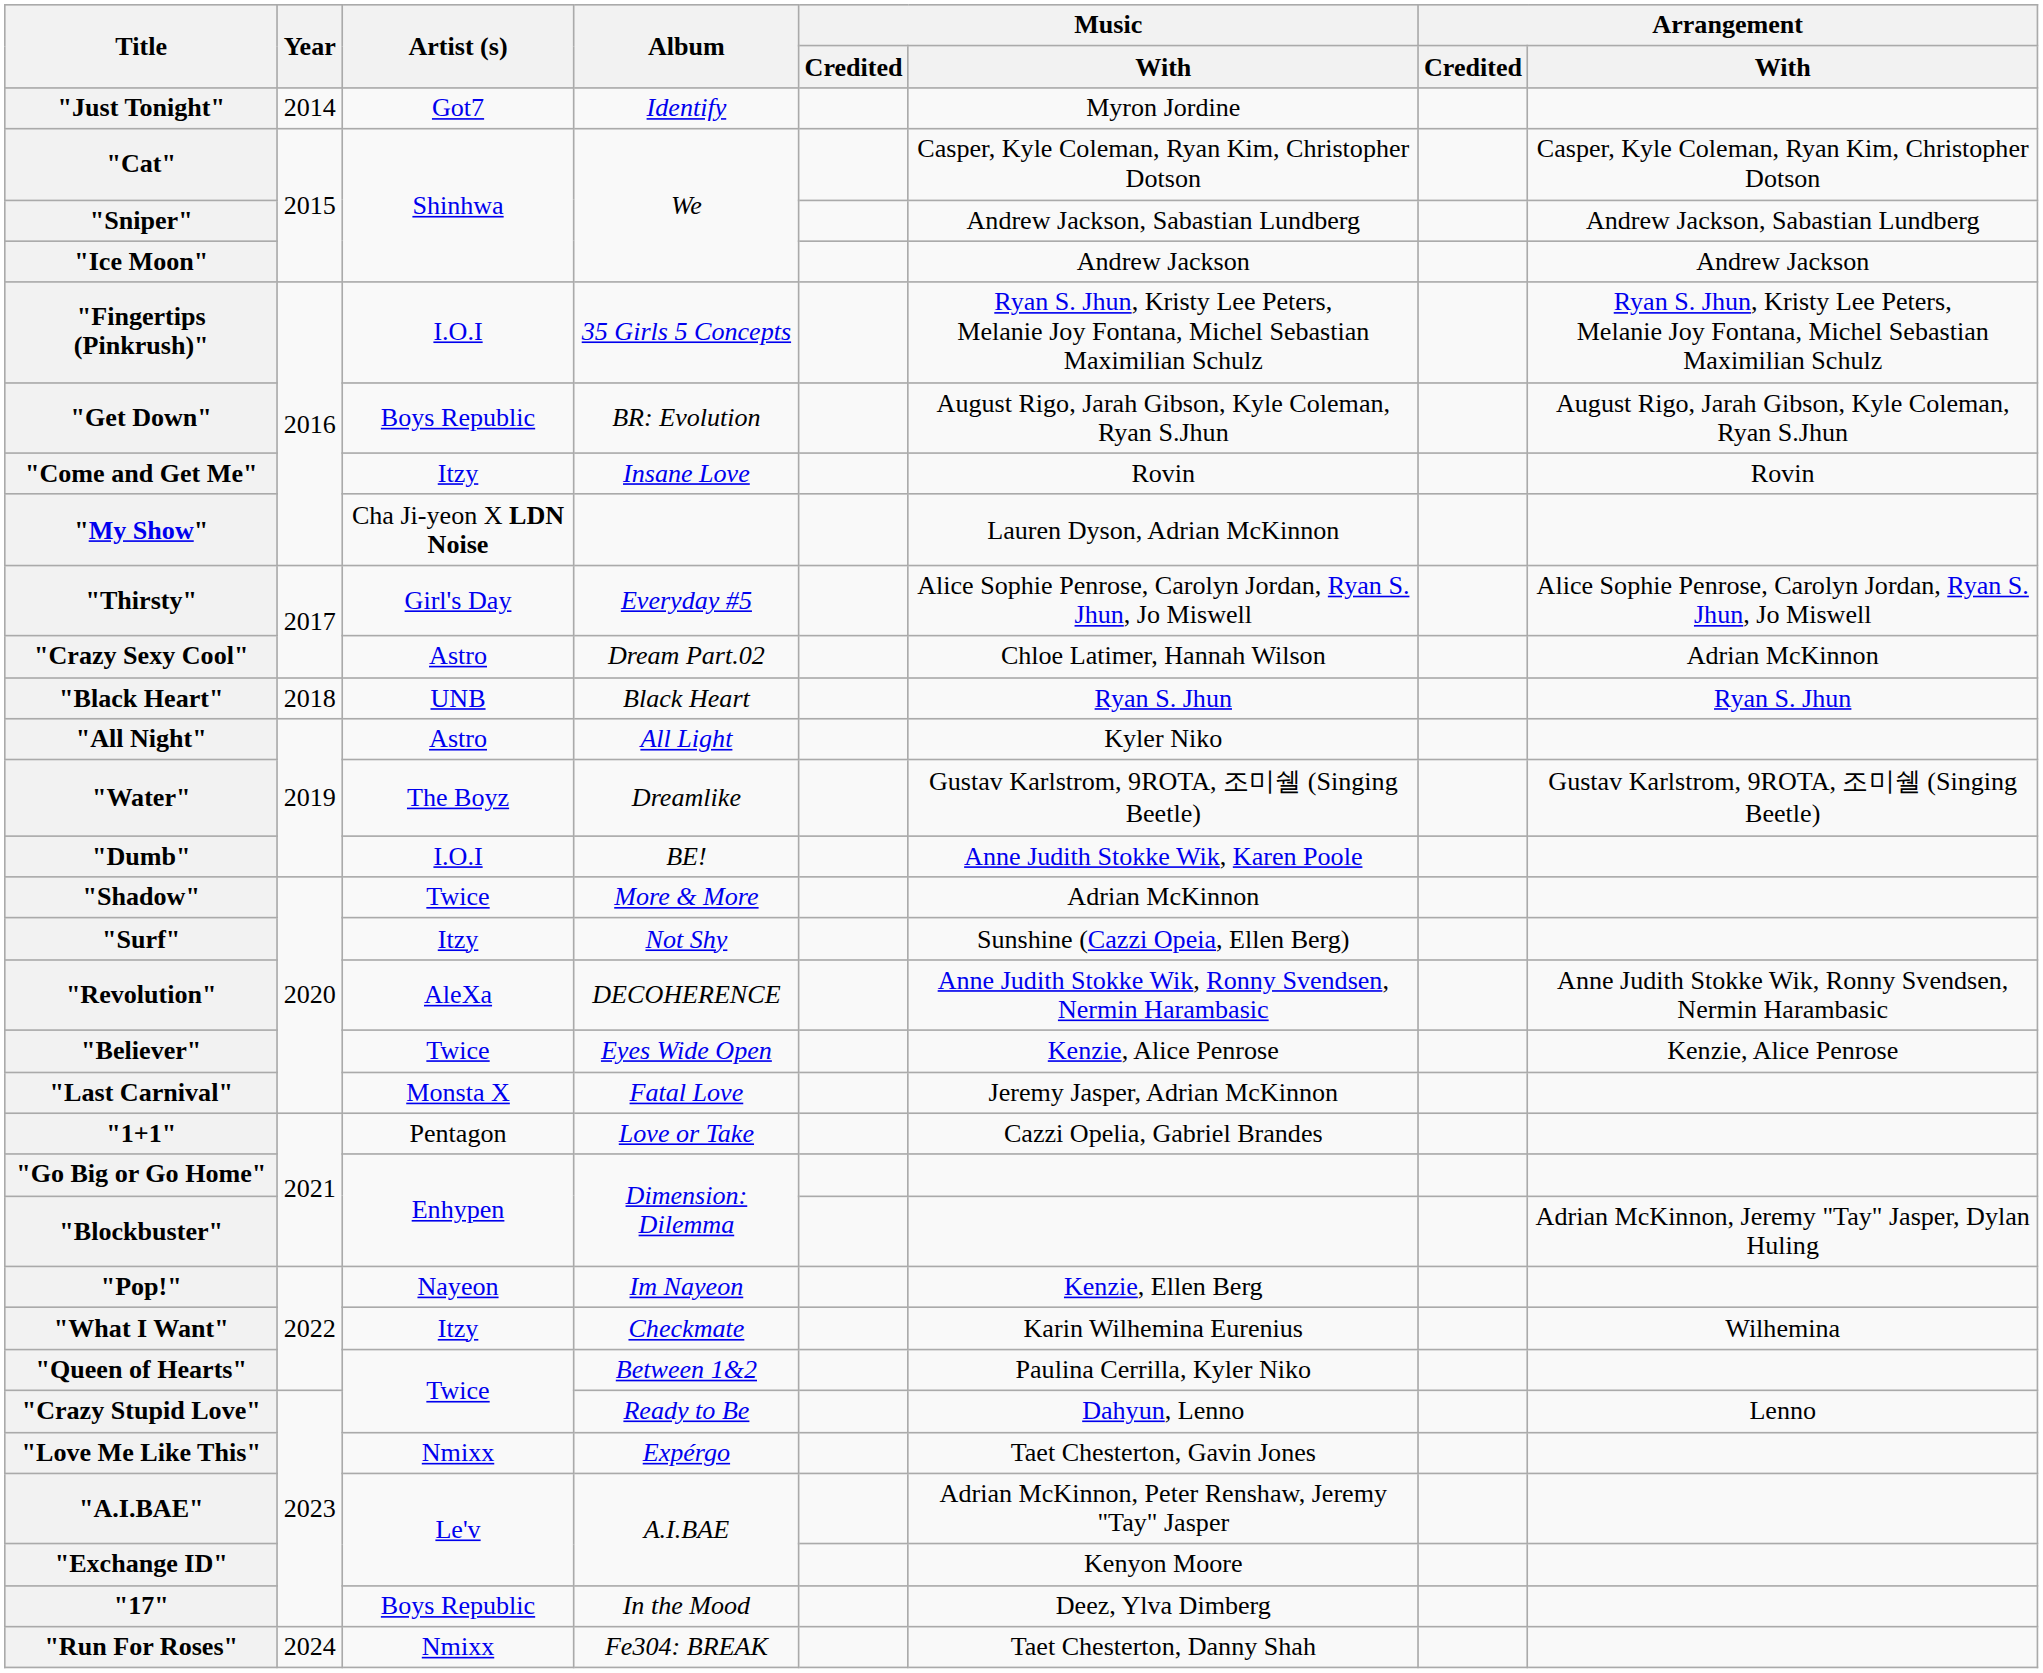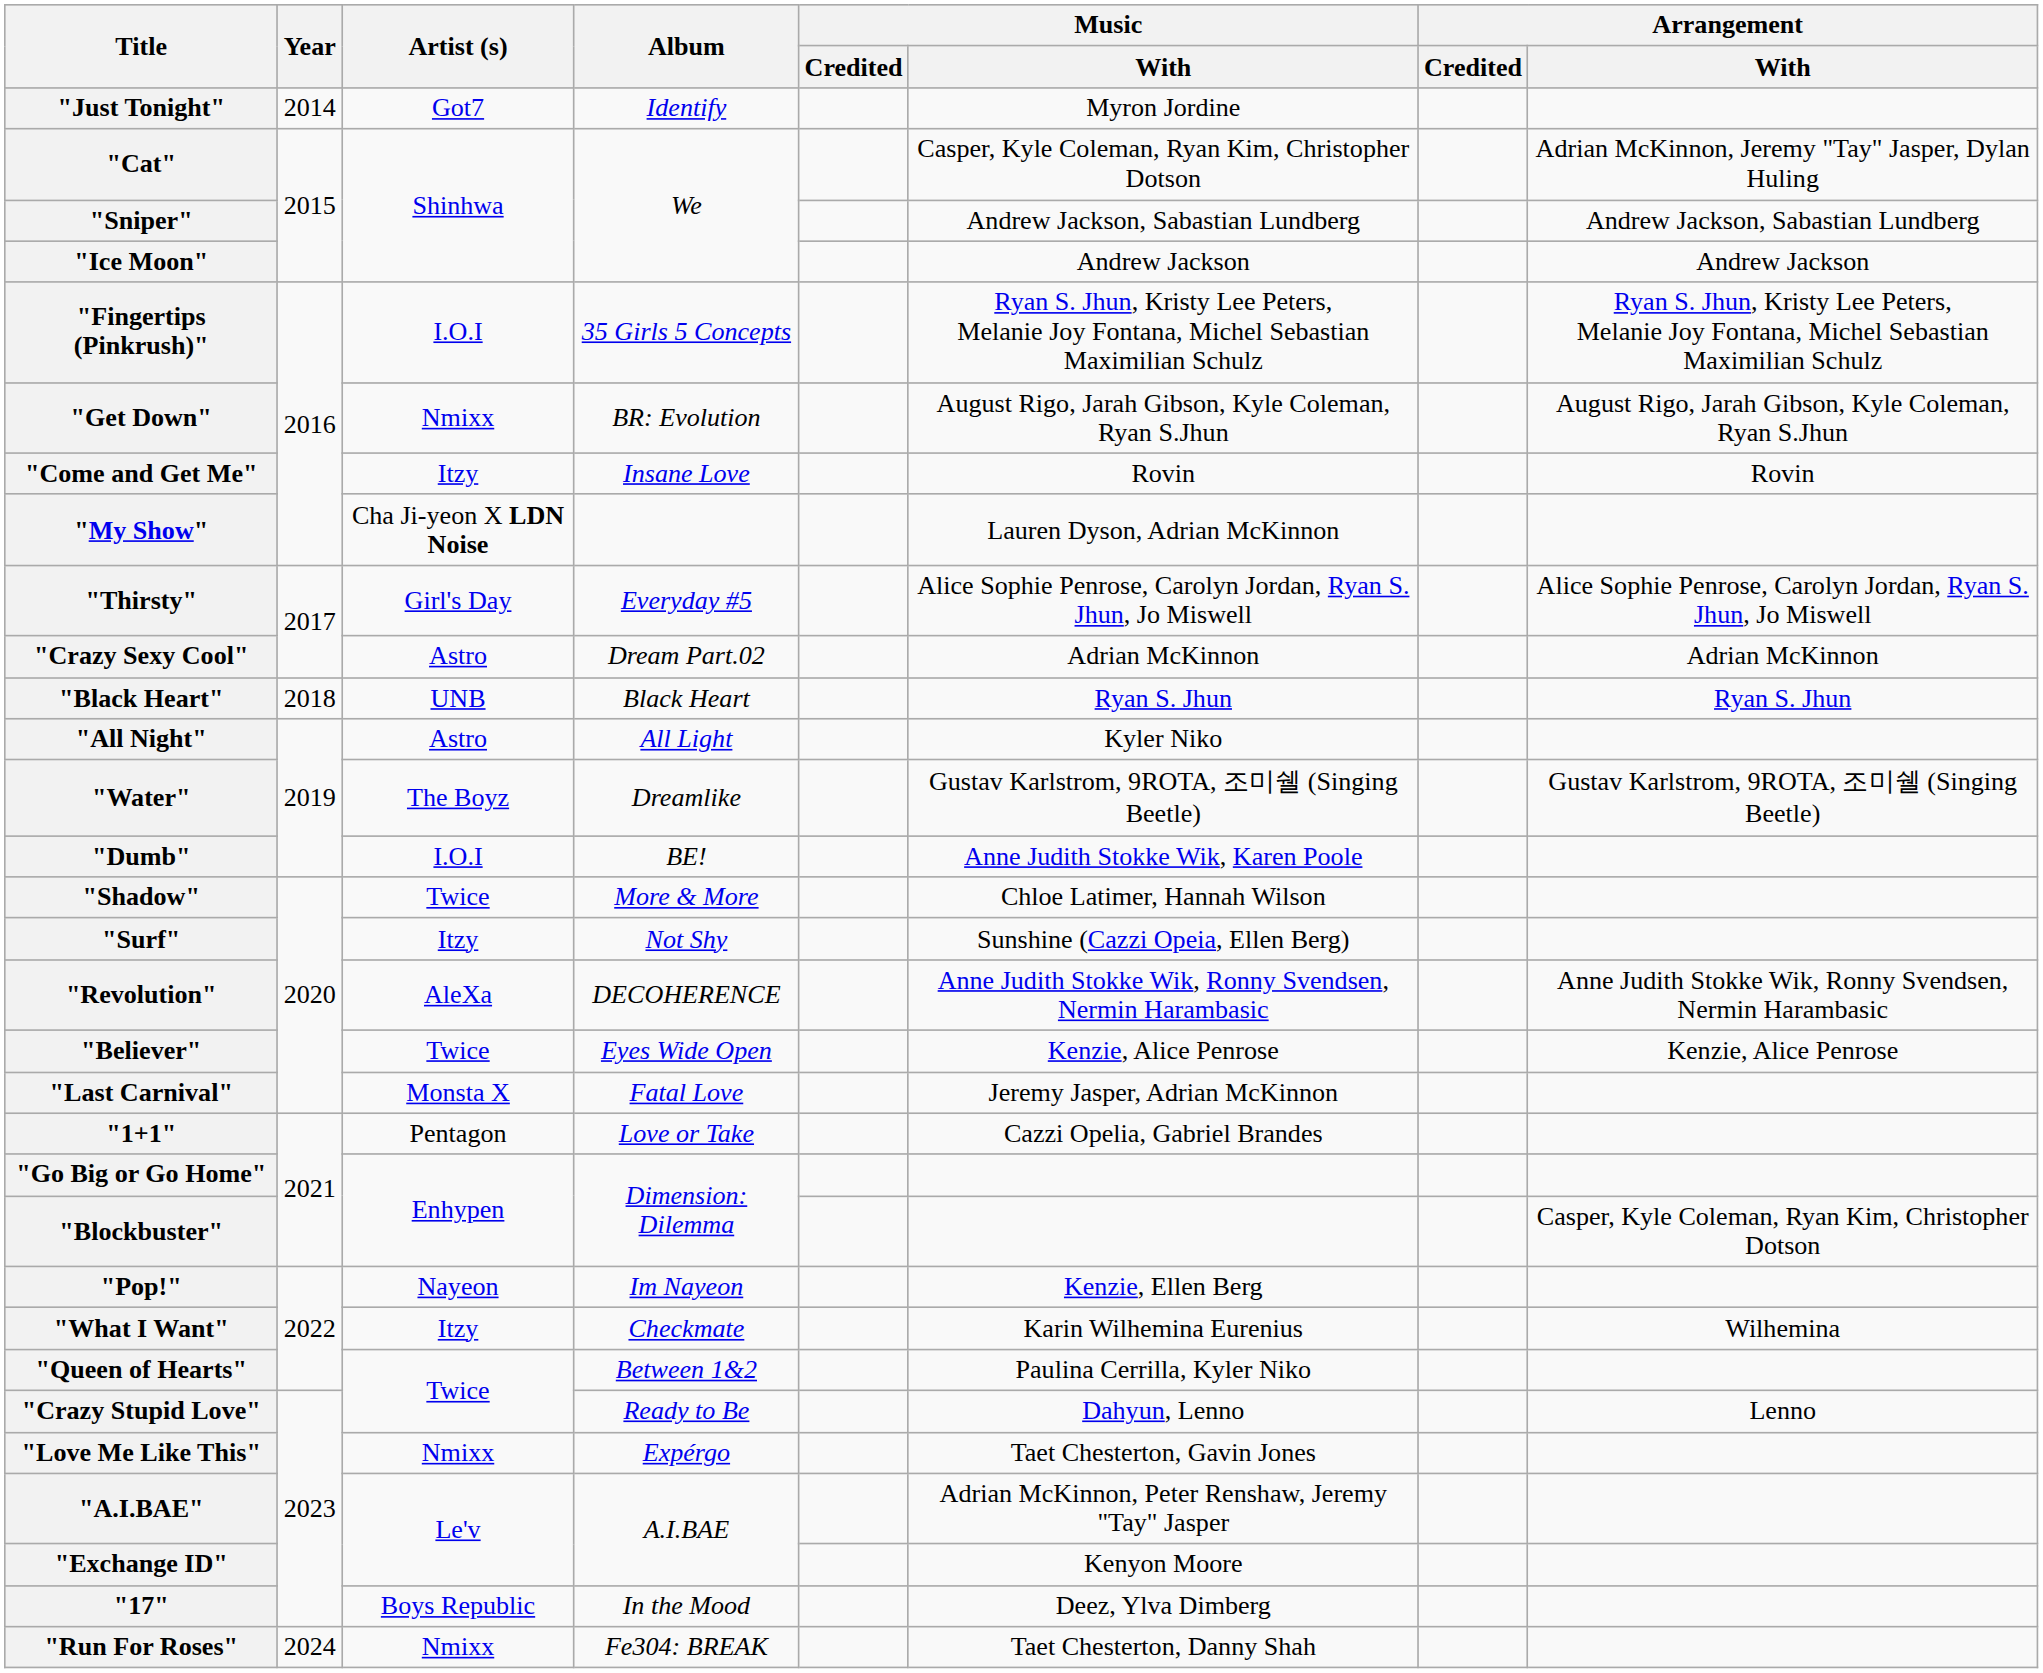(1783, 163) Casper, Kyle Coleman, Ryan Kim, Christopher Dotson -> (1783, 163) Adrian McKinnon, Jeremy "Tay" Jasper, Dylan Huling
(458, 417) Boys Republic -> (458, 417) Nmixx
(1163, 656) Chloe Latimer, Hannah Wilson -> (1163, 656) Adrian McKinnon
(1163, 897) Adrian McKinnon -> (1163, 897) Chloe Latimer, Hannah Wilson
(1783, 1230) Adrian McKinnon, Jeremy "Tay" Jasper, Dylan Huling -> (1783, 1230) Casper, Kyle Coleman, Ryan Kim, Christopher Dotson
